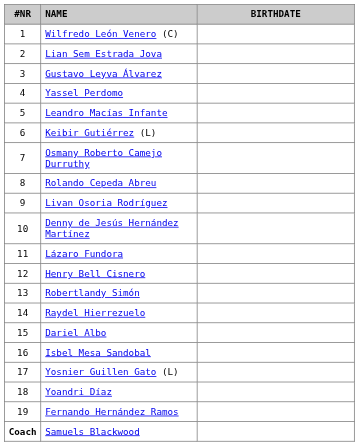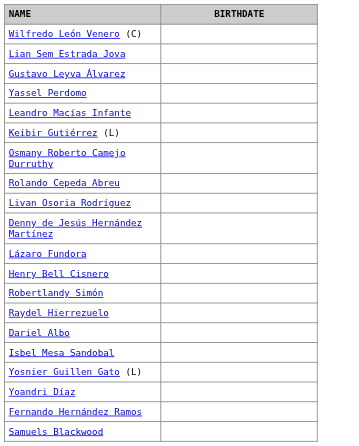- column: (23, 14)
